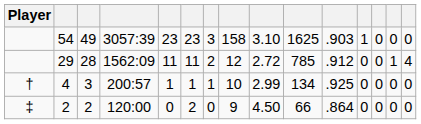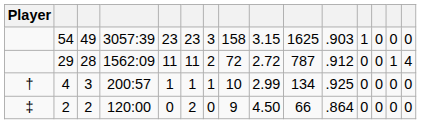(266, 38) 3.10 -> (266, 38) 3.15
(234, 61) 12 -> (234, 61) 72
(303, 61) 785 -> (303, 61) 787
